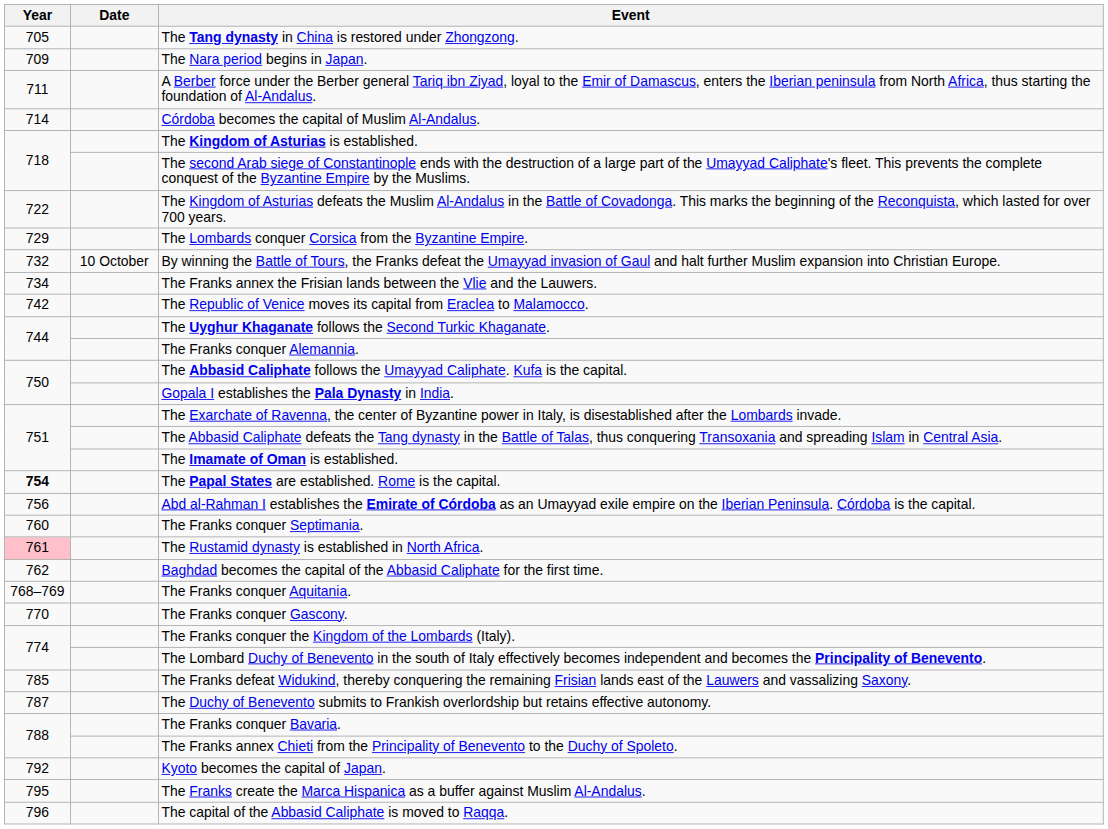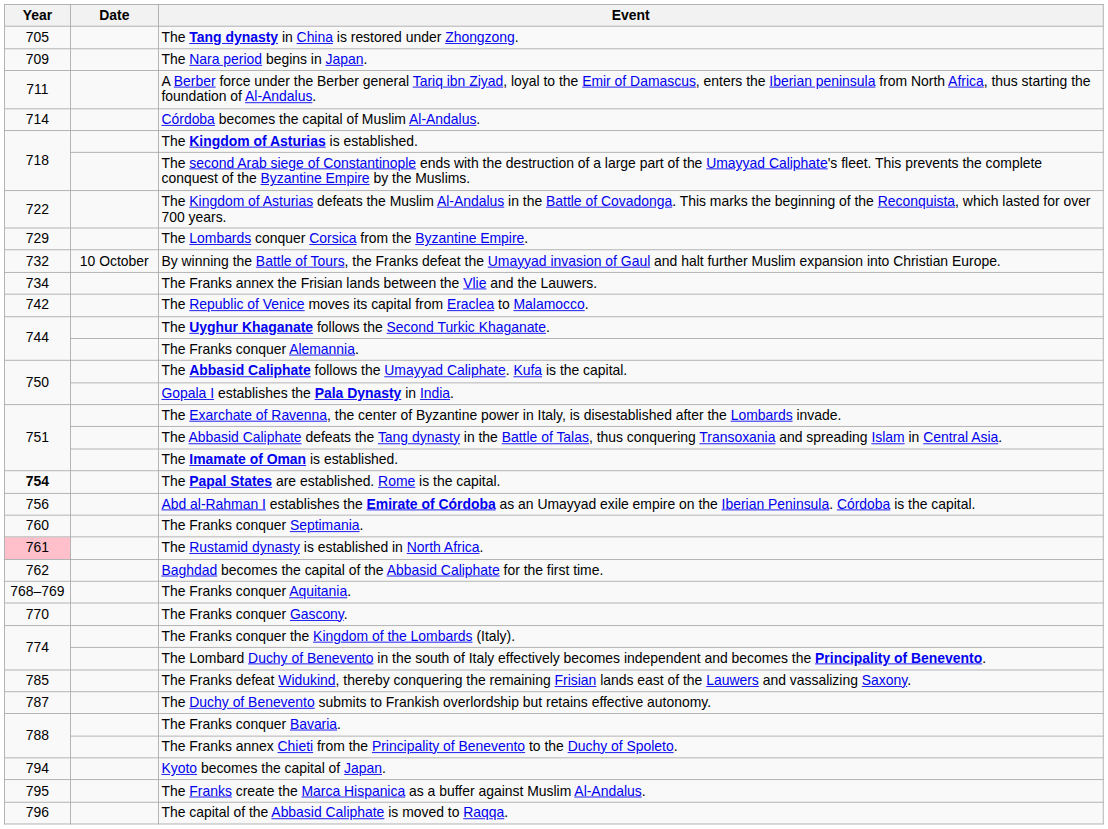(37, 768) 792 -> (37, 768) 794
